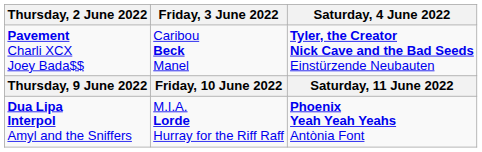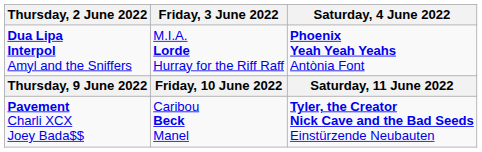rows swapped: (46, 50) <-> (70, 121)
